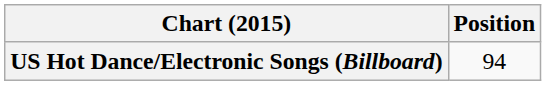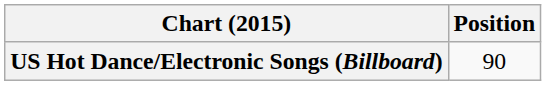(494, 60) 94 -> (494, 60) 90
